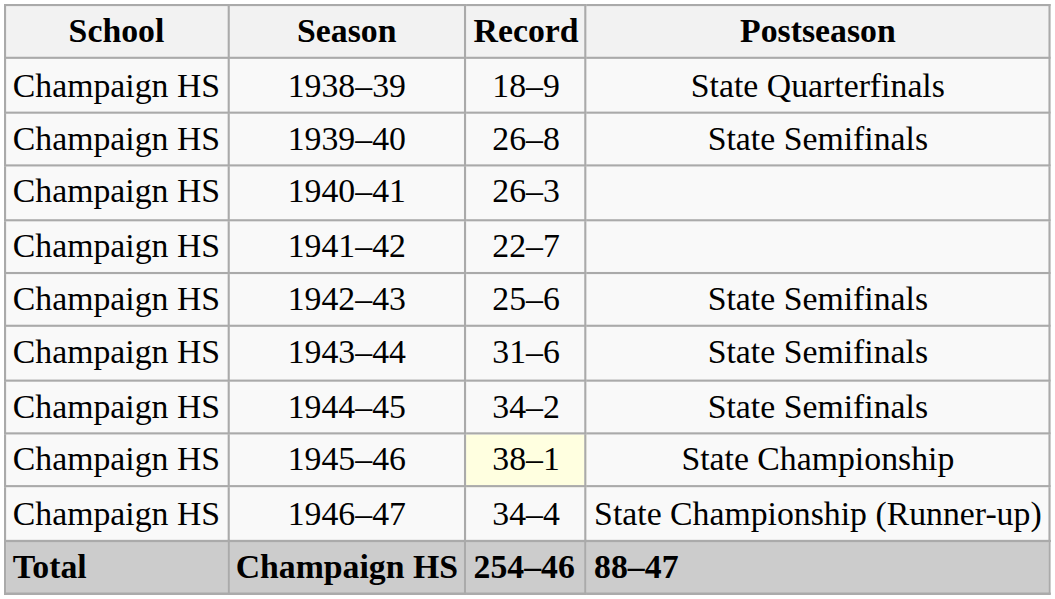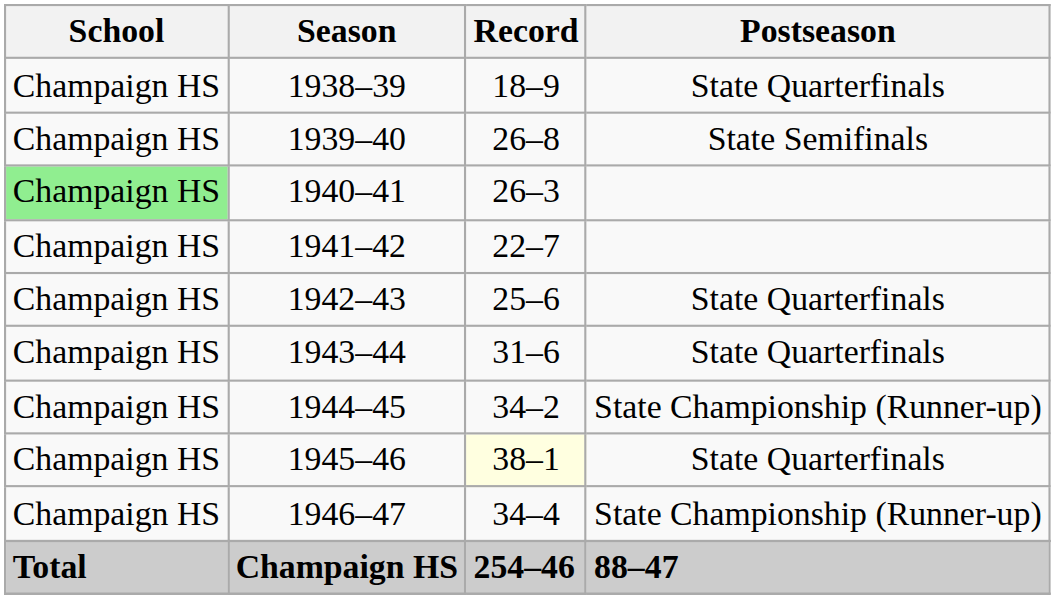(116, 191) no background -> (116, 191) lightgreen background
(818, 298) State Semifinals -> (818, 298) State Quarterfinals
(818, 352) State Semifinals -> (818, 352) State Quarterfinals
(818, 406) State Semifinals -> (818, 406) State Championship (Runner-up)
(818, 459) State Championship -> (818, 459) State Quarterfinals
